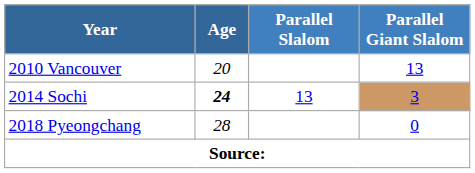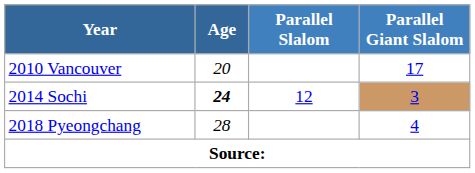(415, 68) 13 -> (415, 68) 17
(304, 96) 13 -> (304, 96) 12
(415, 125) 0 -> (415, 125) 4
